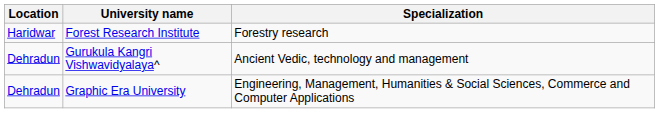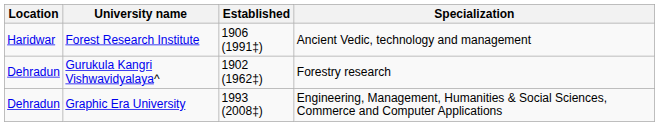+ column: (256, 14)
(281, 33) Forestry research -> (414, 39) Ancient Vedic, technology and management
(351, 58) Ancient Vedic, technology and management -> (344, 72) Forestry research
